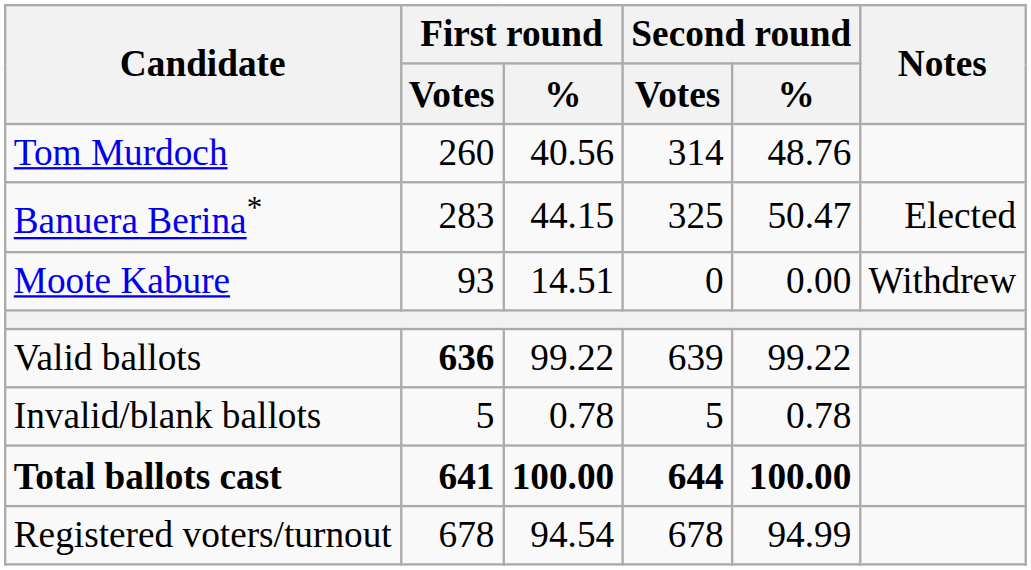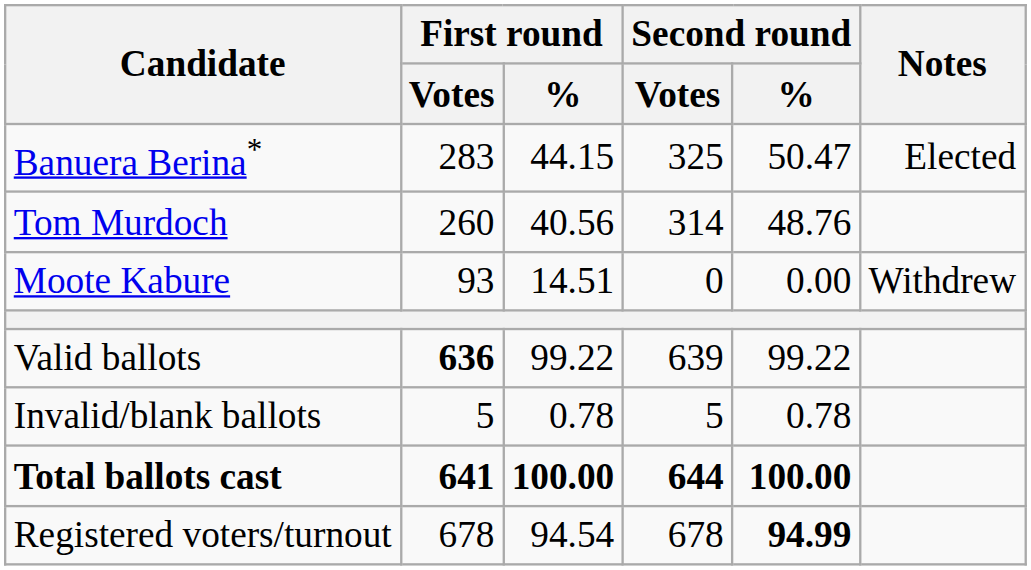rows swapped: (138, 216) <-> (121, 152)
(809, 534) normal -> (809, 534) bold
